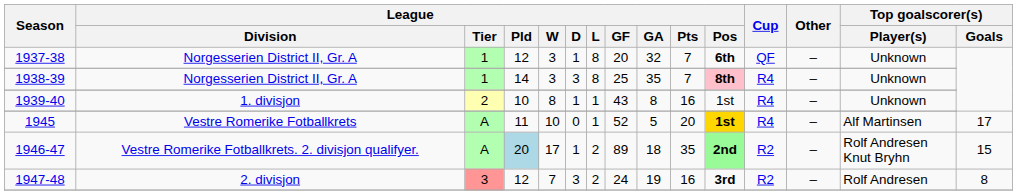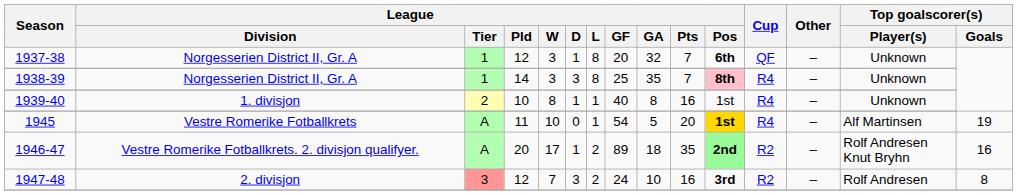(621, 100) 43 -> (621, 100) 40
(621, 121) 52 -> (621, 121) 54
(984, 121) 17 -> (984, 121) 19
(521, 150) lightblue background -> (521, 150) no background
(984, 150) 15 -> (984, 150) 16
(654, 179) 19 -> (654, 179) 10
